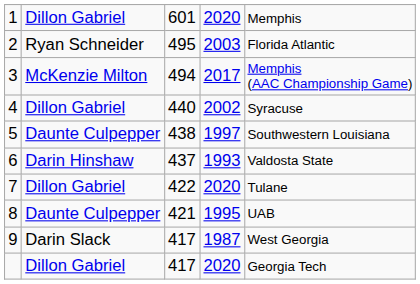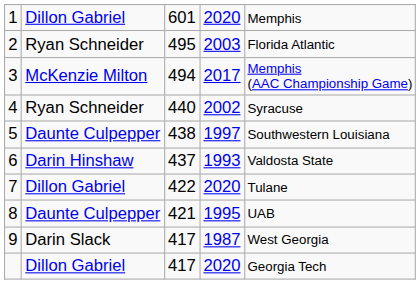(75, 108) Dillon Gabriel -> (84, 108) Ryan Schneider
